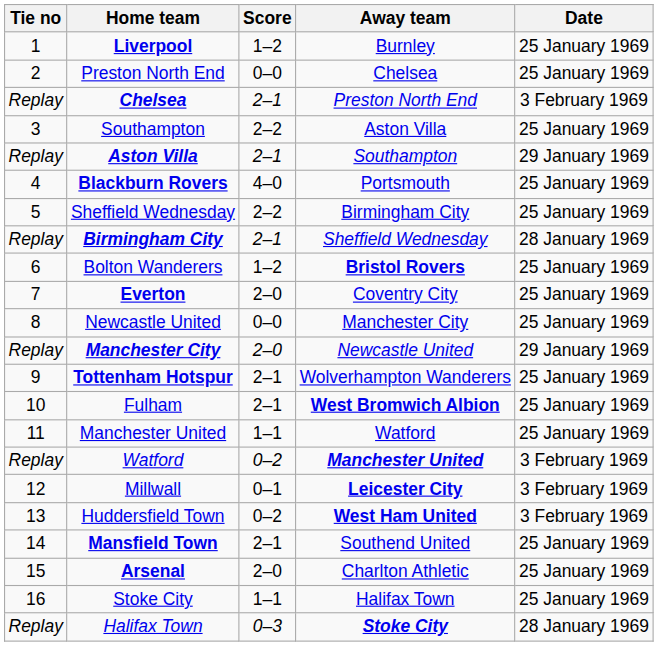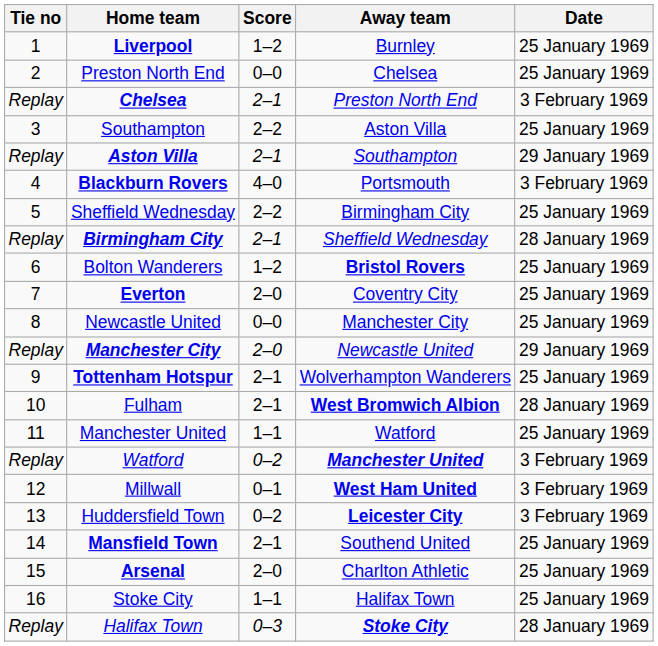(584, 184) 25 January 1969 -> (584, 184) 3 February 1969
(584, 405) 25 January 1969 -> (584, 405) 28 January 1969
(405, 488) Leicester City -> (405, 488) West Ham United
(405, 516) West Ham United -> (405, 516) Leicester City
